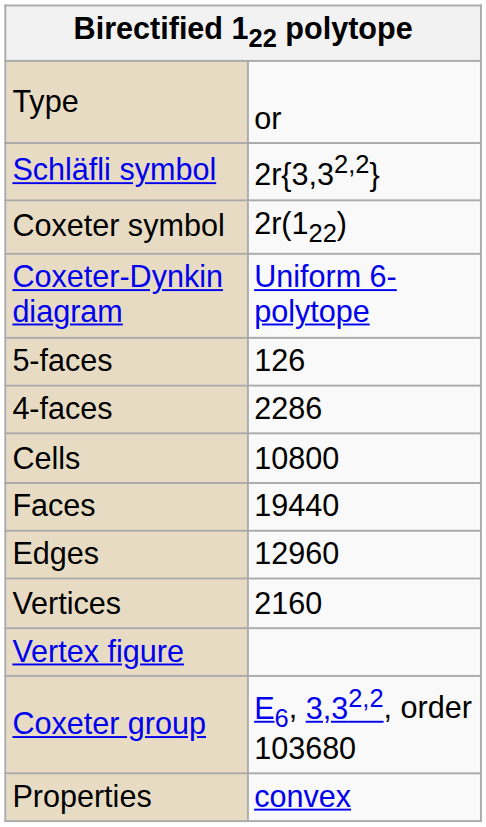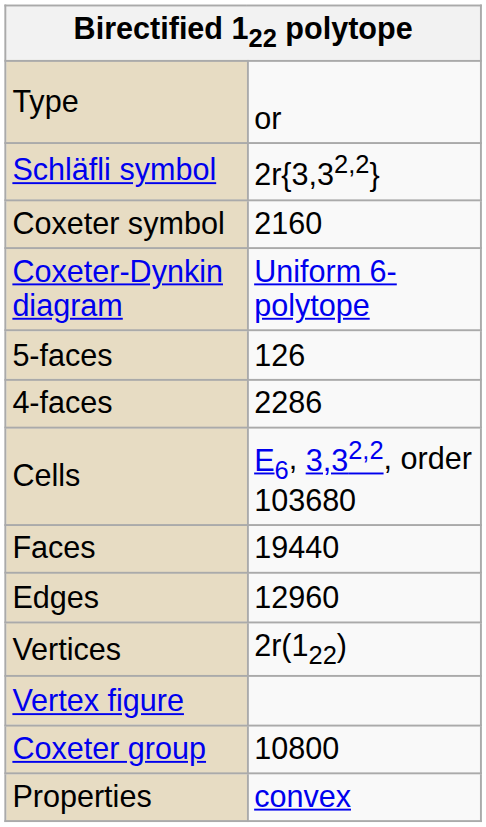(301, 227) 2r(122) -> (288, 223) 2160
(297, 457) 10800 -> (363, 476) E6, 3,32,2, order 103680
(288, 603) 2160 -> (301, 649) 2r(122)
(363, 724) E6, 3,32,2, order 103680 -> (297, 748) 10800
